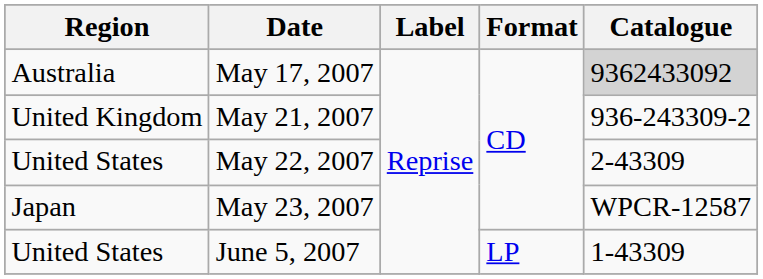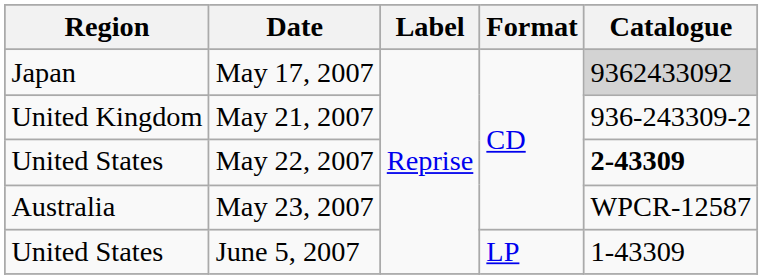(63, 71) Australia -> (44, 71) Japan
(638, 161) normal -> (638, 161) bold
(44, 206) Japan -> (63, 206) Australia
